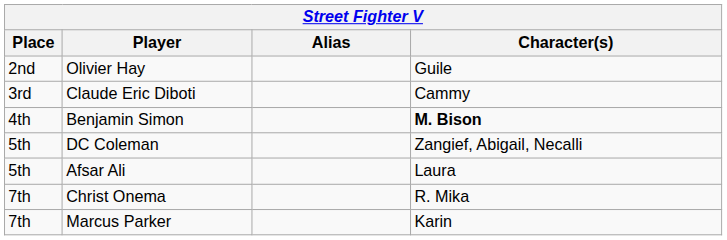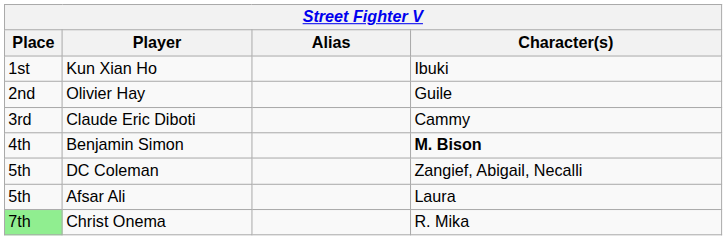+ row: (112, 68)
(19, 196) no background -> (19, 222) lightgreen background
- row: (119, 222)
